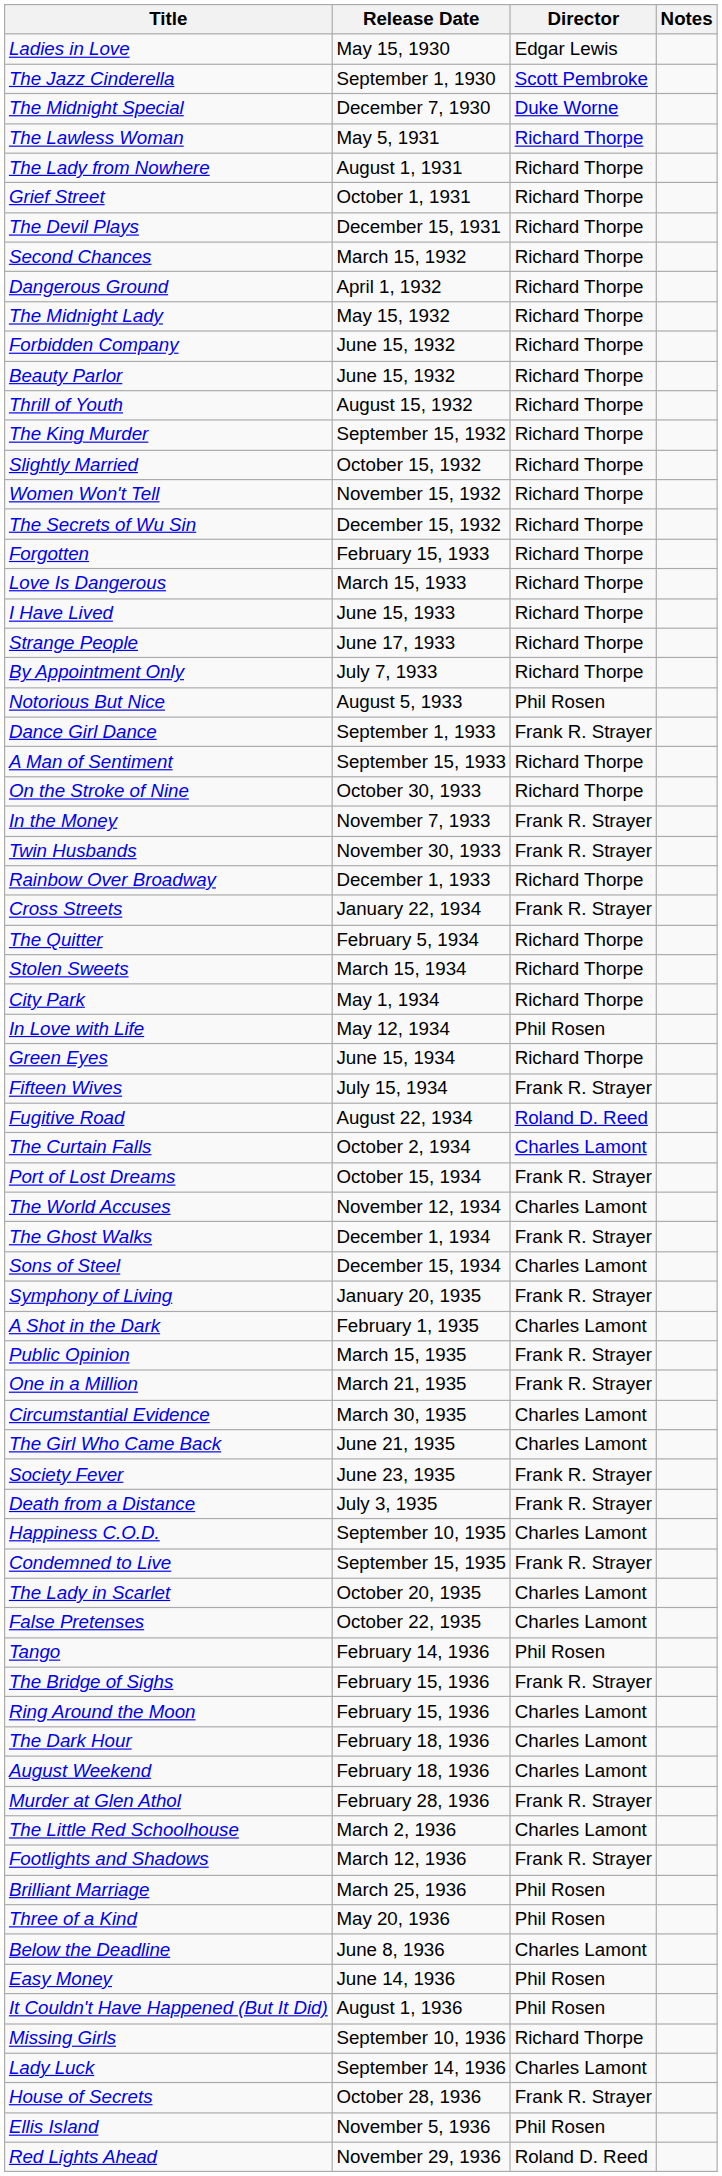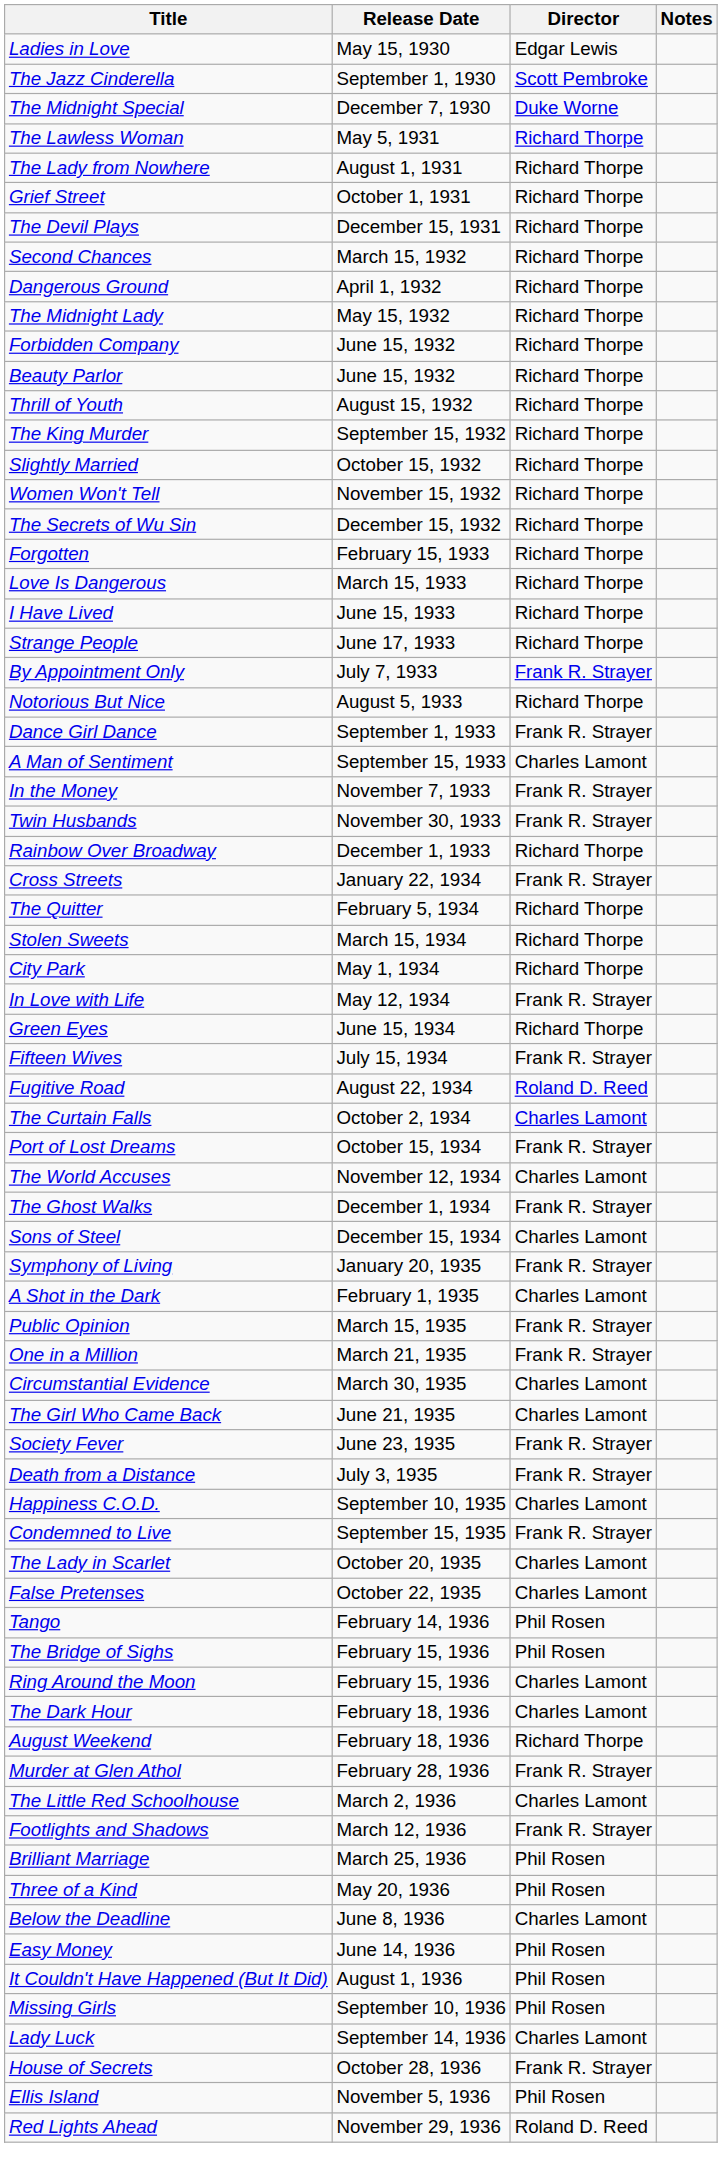(579, 672) Richard Thorpe -> (583, 672) Frank R. Strayer
(560, 702) Phil Rosen -> (579, 702) Richard Thorpe
(579, 761) Richard Thorpe -> (581, 761) Charles Lamont
- row: (99, 791)
(560, 1028) Phil Rosen -> (583, 999) Frank R. Strayer
(583, 1681) Frank R. Strayer -> (560, 1652) Phil Rosen
(581, 1770) Charles Lamont -> (579, 1741) Richard Thorpe
(579, 2038) Richard Thorpe -> (560, 2008) Phil Rosen
